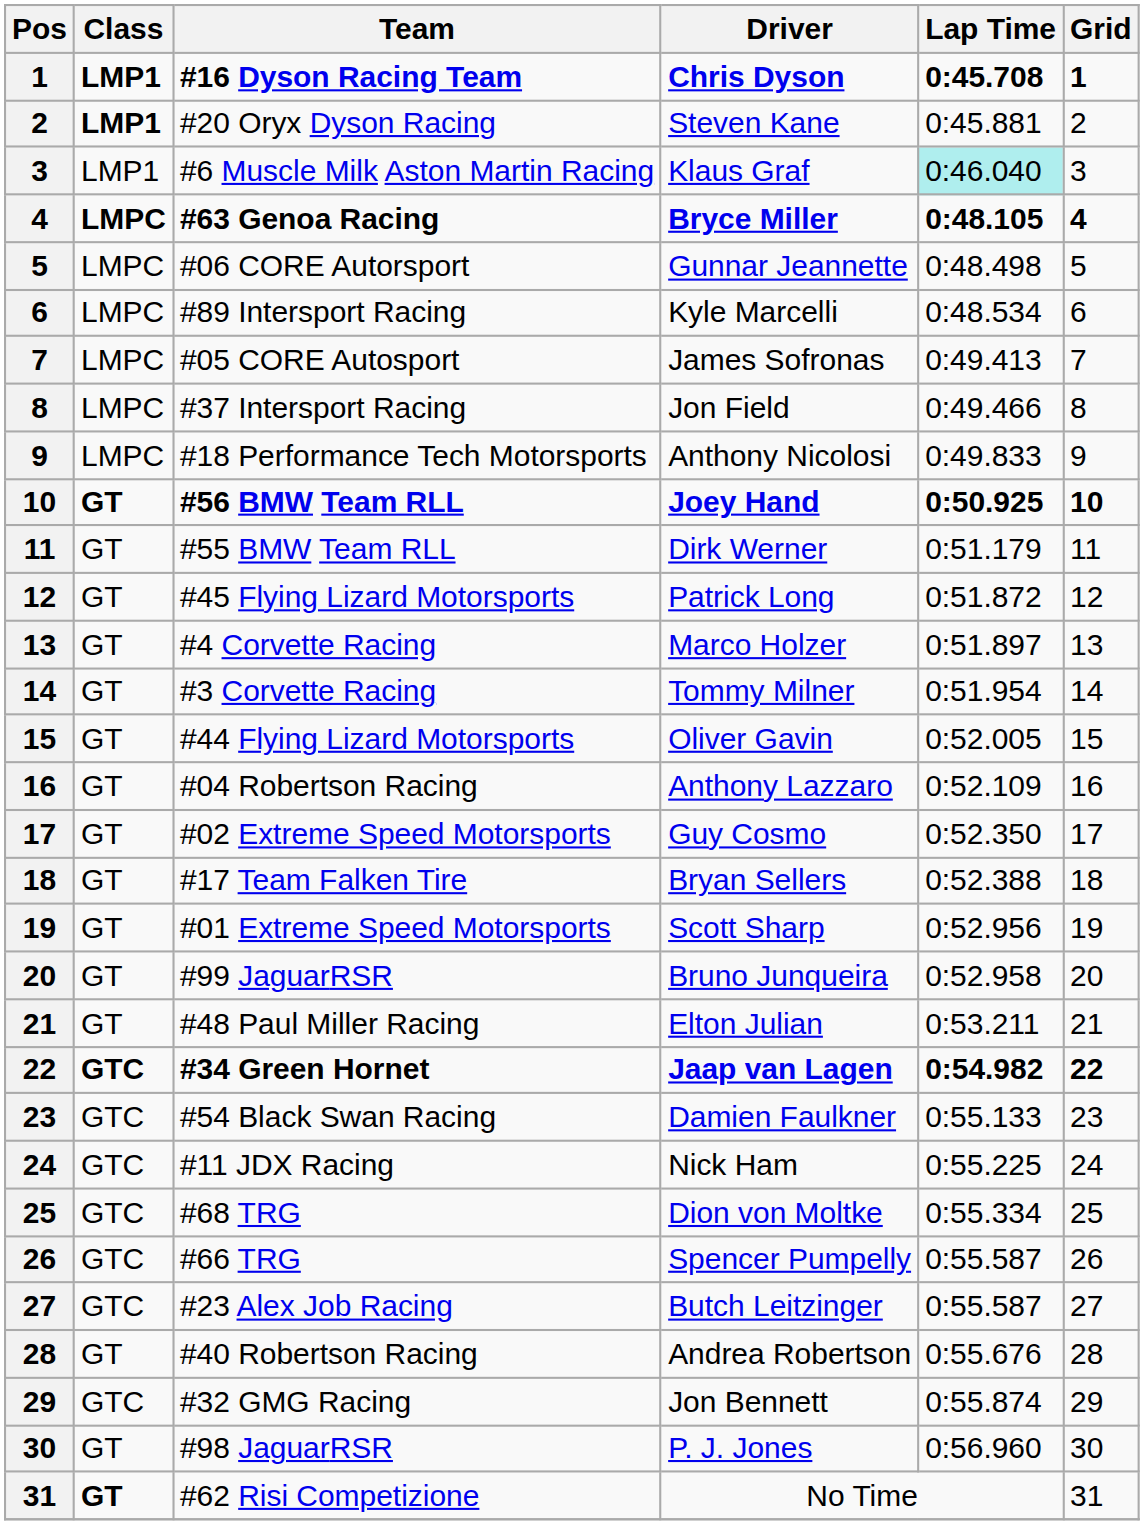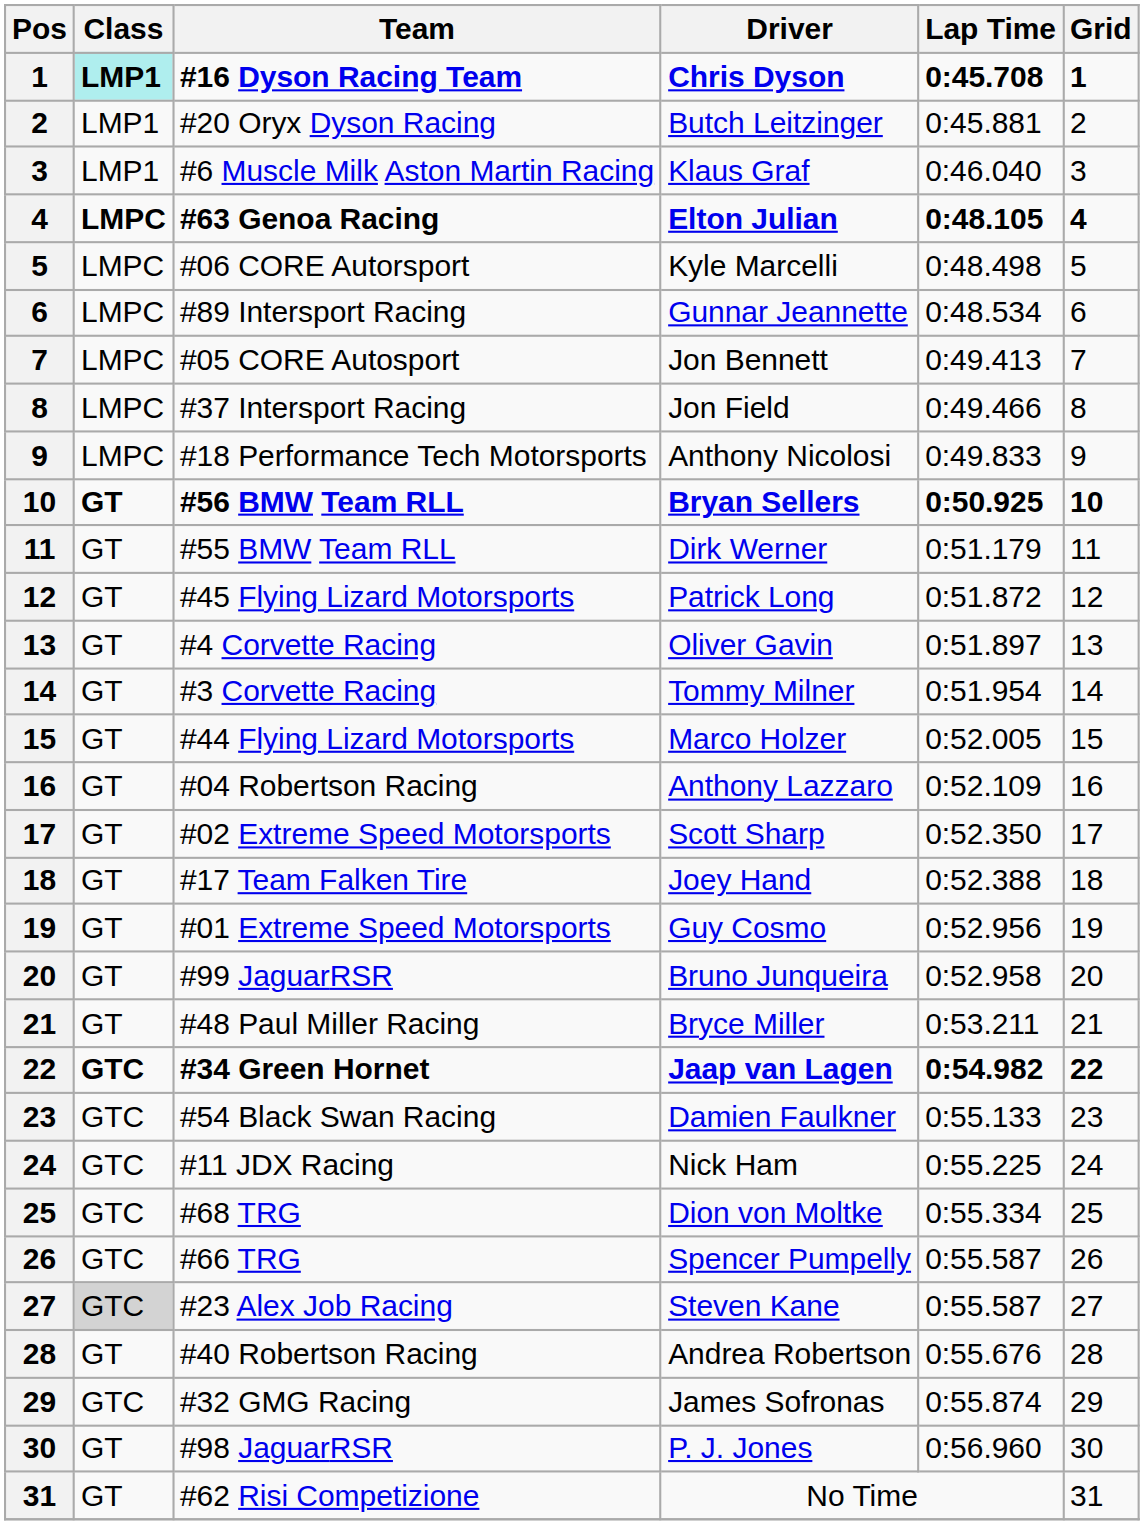(121, 76) no background -> (121, 76) paleturquoise background
(121, 124) bold -> (120, 124) normal
(754, 124) Steven Kane -> (775, 124) Butch Leitzinger
(983, 171) paleturquoise background -> (983, 171) no background
(753, 218) Bryce Miller -> (753, 218) Elton Julian
(788, 266) Gunnar Jeannette -> (753, 266) Kyle Marcelli
(753, 313) Kyle Marcelli -> (788, 313) Gunnar Jeannette
(776, 360) James Sofronas -> (748, 360) Jon Bennett
(744, 502) Joey Hand -> (764, 502) Bryan Sellers
(757, 644) Marco Holzer -> (750, 644) Oliver Gavin
(750, 739) Oliver Gavin -> (757, 739) Marco Holzer
(747, 834) Guy Cosmo -> (746, 834) Scott Sharp
(757, 881) Bryan Sellers -> (740, 881) Joey Hand
(746, 928) Scott Sharp -> (747, 928) Guy Cosmo
(746, 1023) Elton Julian -> (746, 1023) Bryce Miller
(113, 1307) no background -> (113, 1307) lightgrey background
(775, 1307) Butch Leitzinger -> (754, 1307) Steven Kane
(748, 1401) Jon Bennett -> (776, 1401) James Sofronas
(102, 1496) bold -> (102, 1496) normal
